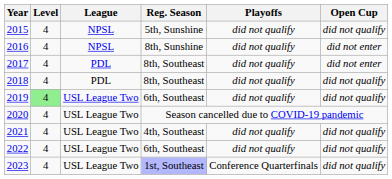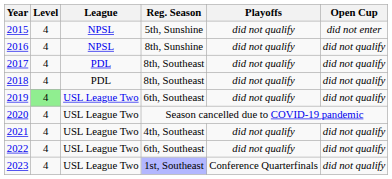(354, 30) did not qualify -> (354, 30) did not enter
(354, 47) did not enter -> (354, 47) did not qualify
(354, 64) did not enter -> (354, 64) did not qualify
